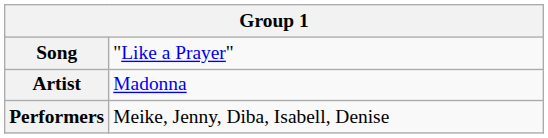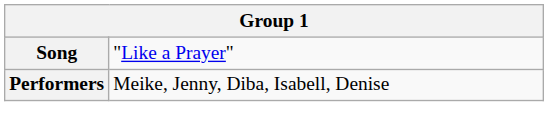- row: (57, 85)
